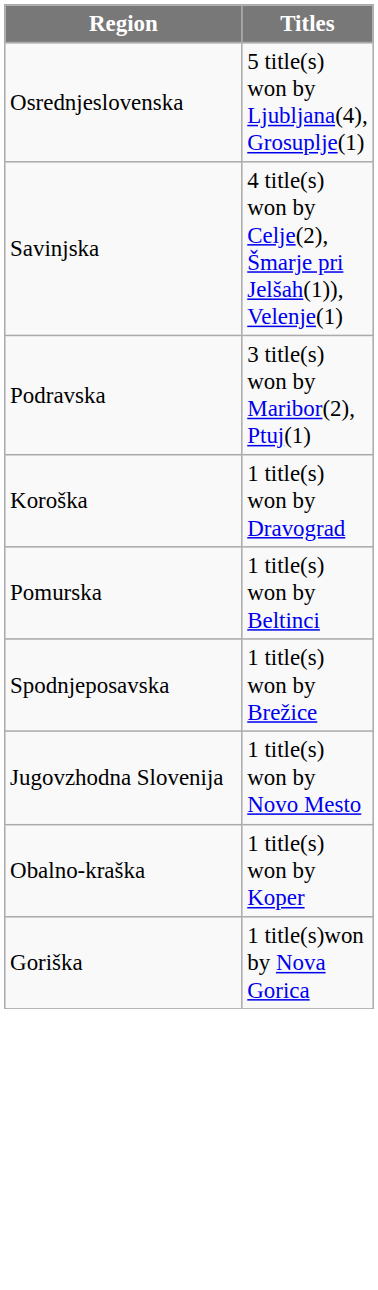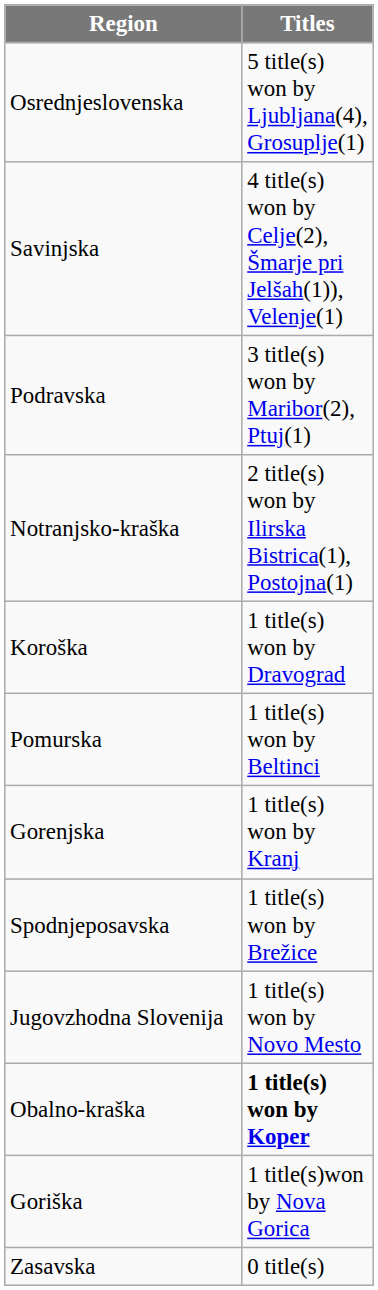+ row: (95, 528)
+ row: (57, 832)
(286, 869) normal -> (287, 1108) bold
+ row: (53, 1265)
